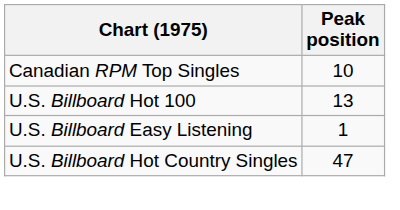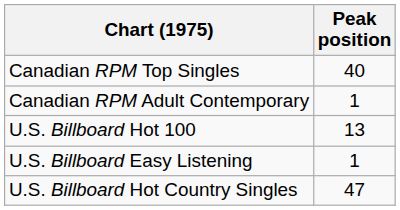(343, 70) 10 -> (355, 70) 40
+ row: (159, 100)
